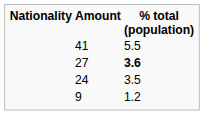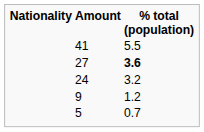(132, 80) 3.5 -> (132, 80) 3.2
+ row: (78, 113)
